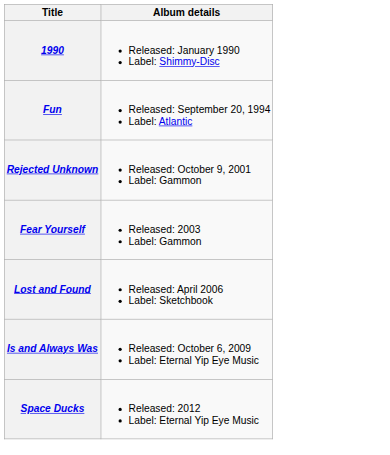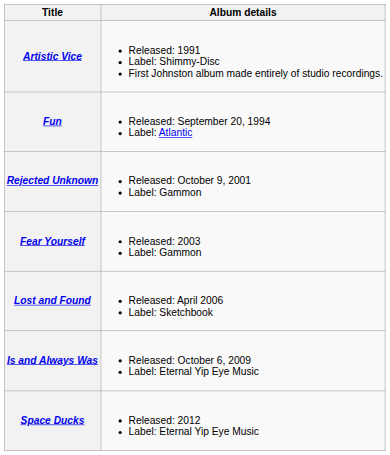- row: (52, 50)
+ row: (52, 56)
